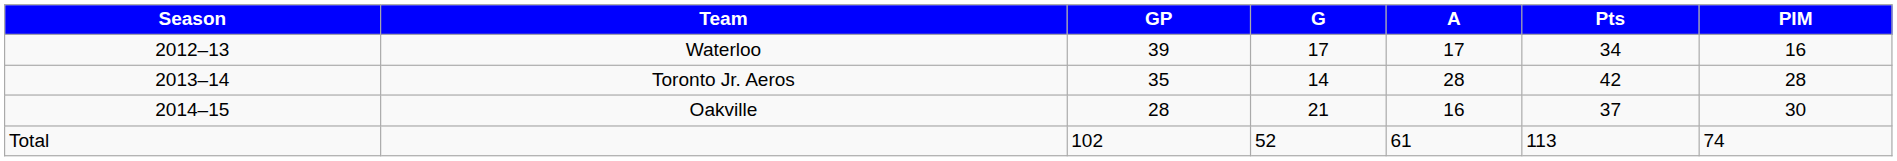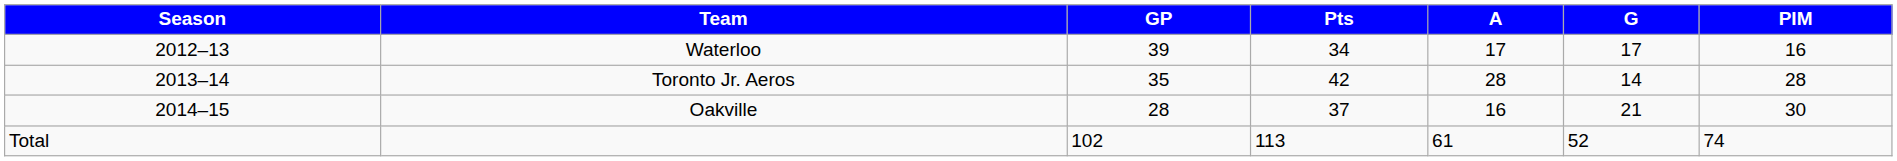columns swapped: (1318, 19) <-> (1610, 19)
